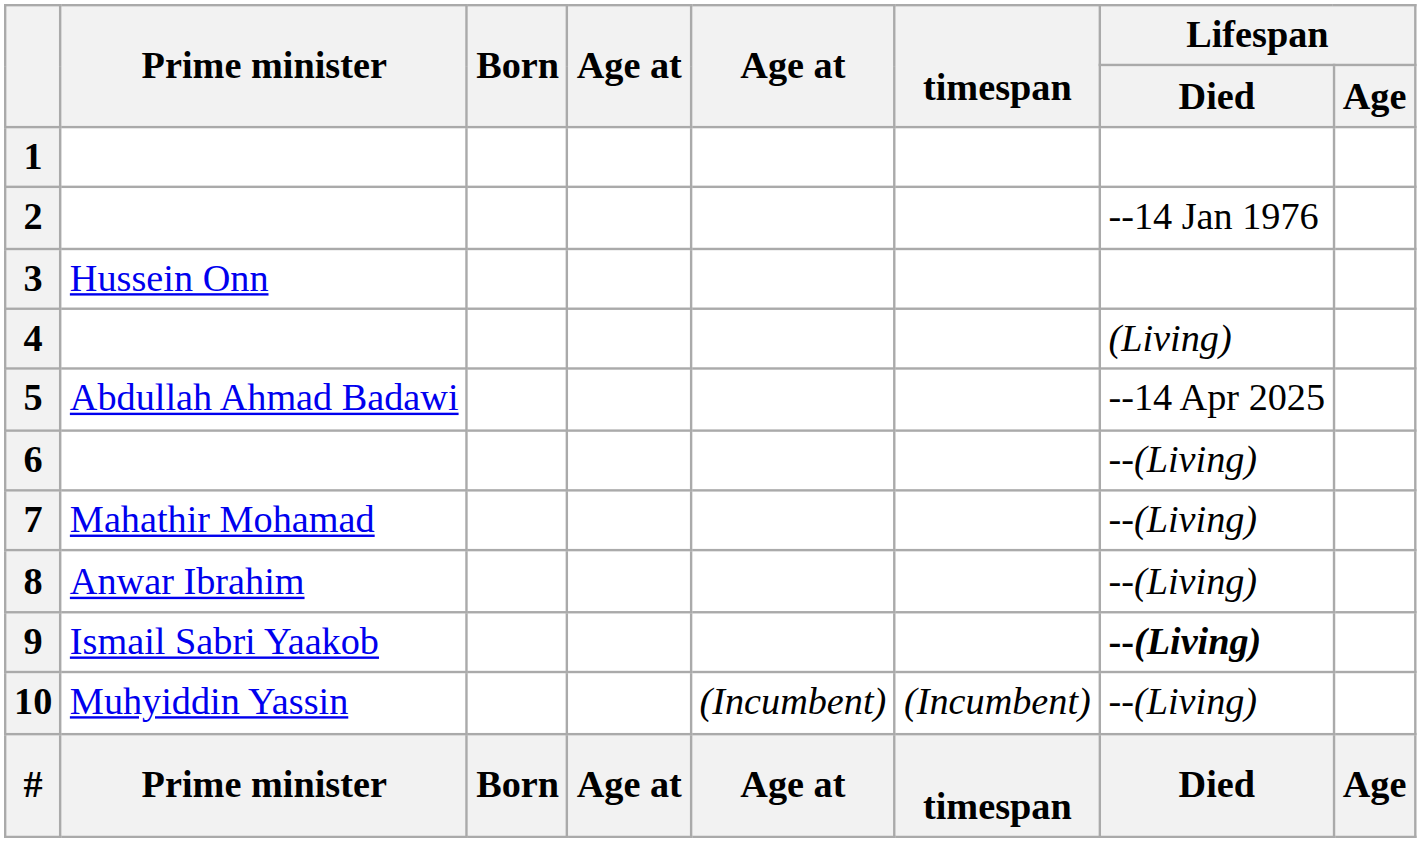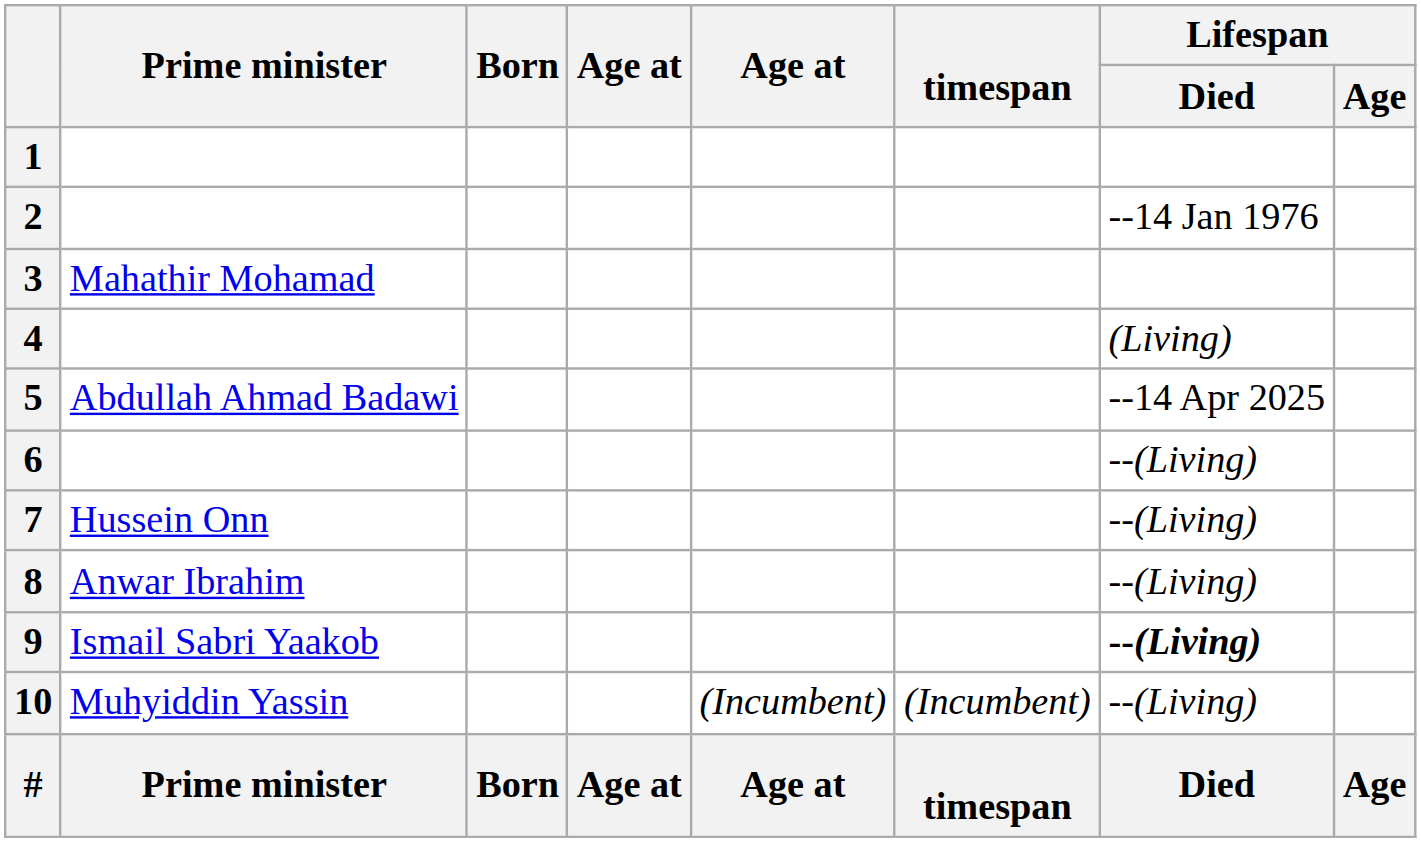(169, 277) Hussein Onn -> (222, 277) Mahathir Mohamad
(222, 519) Mahathir Mohamad -> (169, 519) Hussein Onn
